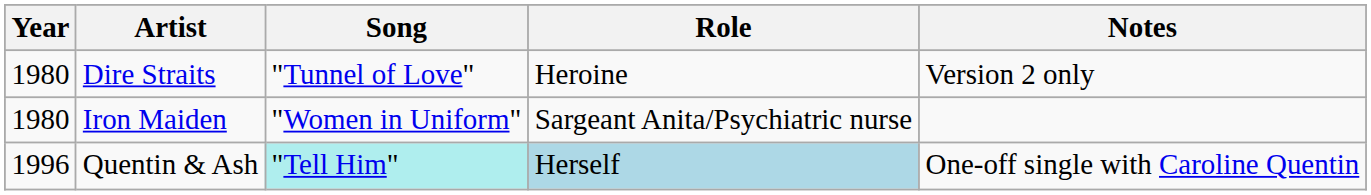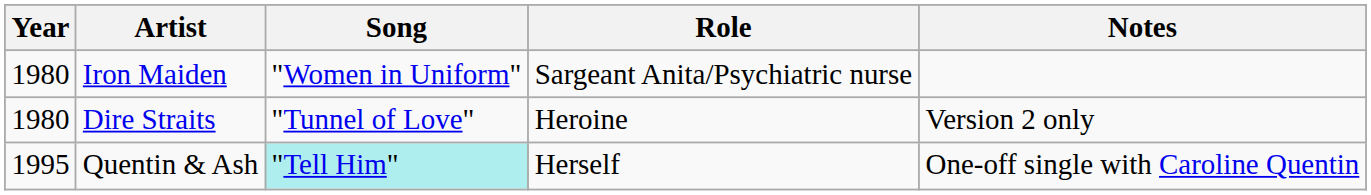rows swapped: (149, 73) <-> (155, 119)
(41, 165) 1996 -> (41, 165) 1995
(577, 165) lightblue background -> (577, 165) no background
